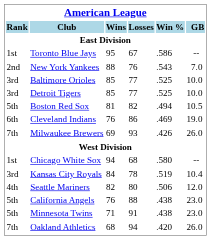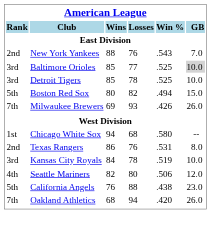- row: (63, 53)
(194, 80) no background -> (194, 66) lightgrey background
(133, 93) 77 -> (133, 80) 78
(111, 106) 81 -> (111, 93) 80
(194, 106) 10.5 -> (194, 93) 15.0
- row: (63, 119)
+ row: (57, 147)
(194, 173) 10.4 -> (194, 160) 10.0
- row: (61, 213)
